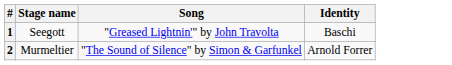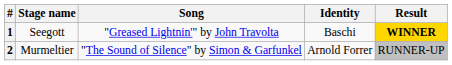+ column: (411, 13)
